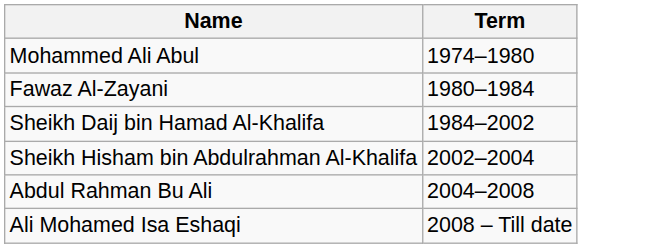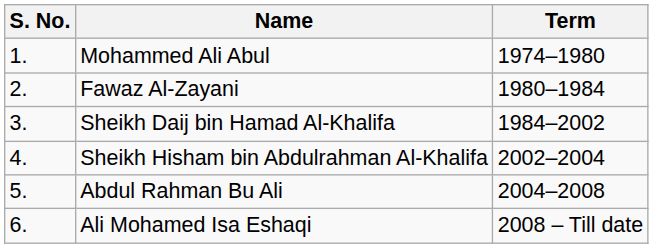+ column: (40, 21)
